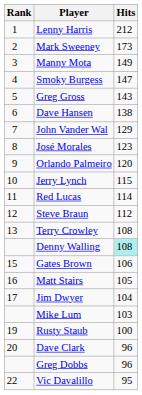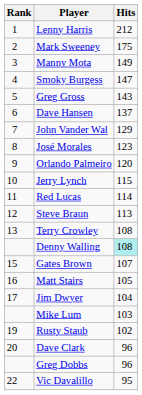(124, 46) 173 -> (124, 46) 175
(124, 113) 138 -> (124, 113) 137
(124, 213) 112 -> (124, 213) 113
(124, 264) 106 -> (124, 264) 107
(124, 331) 100 -> (124, 331) 102
